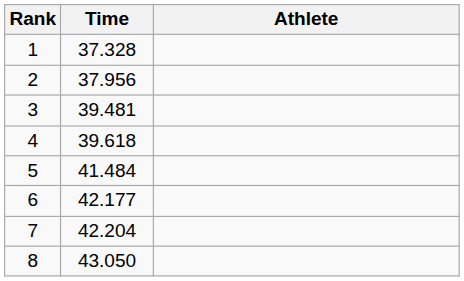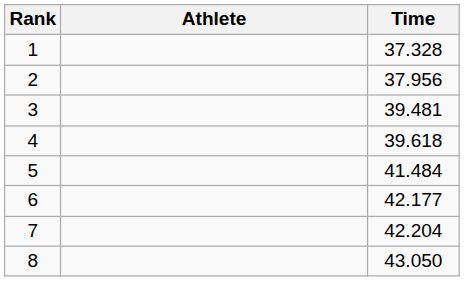columns swapped: (306, 19) <-> (107, 19)
